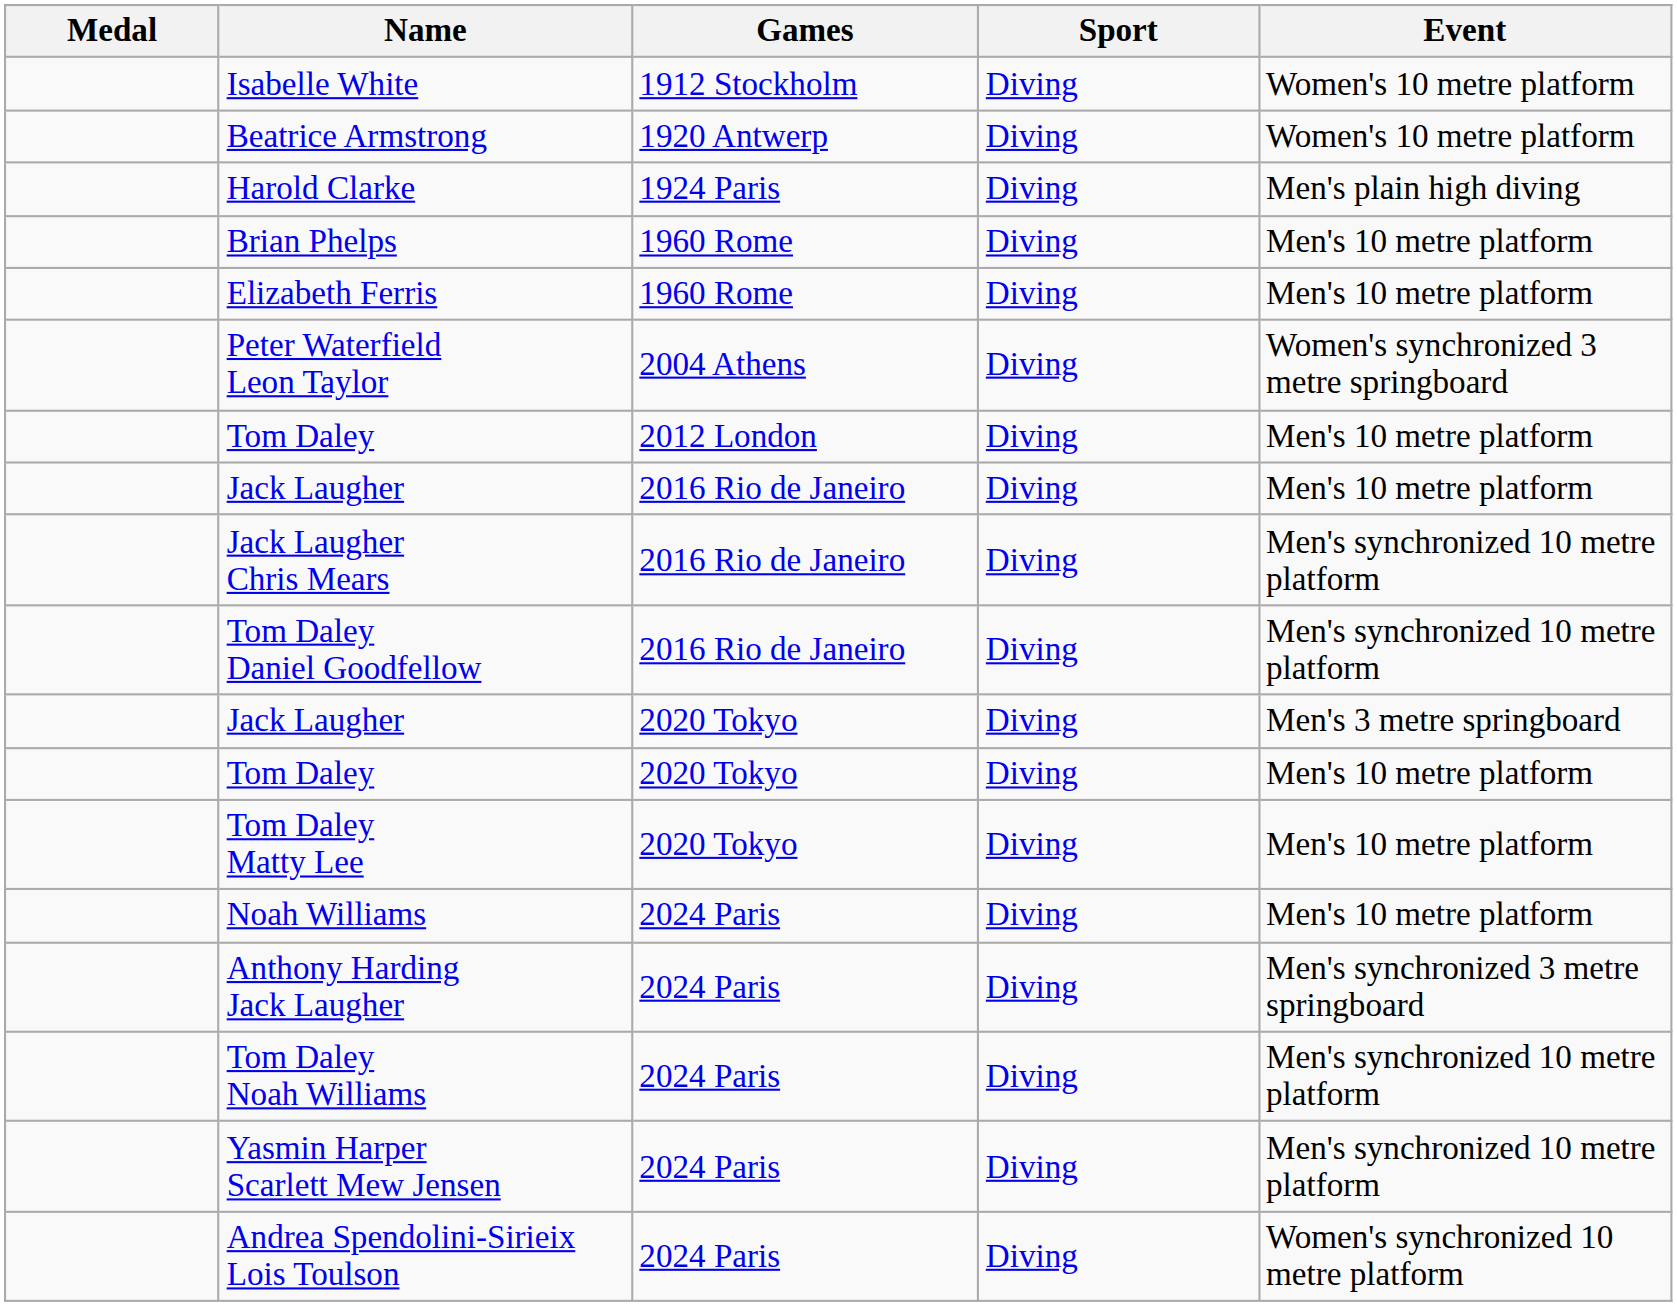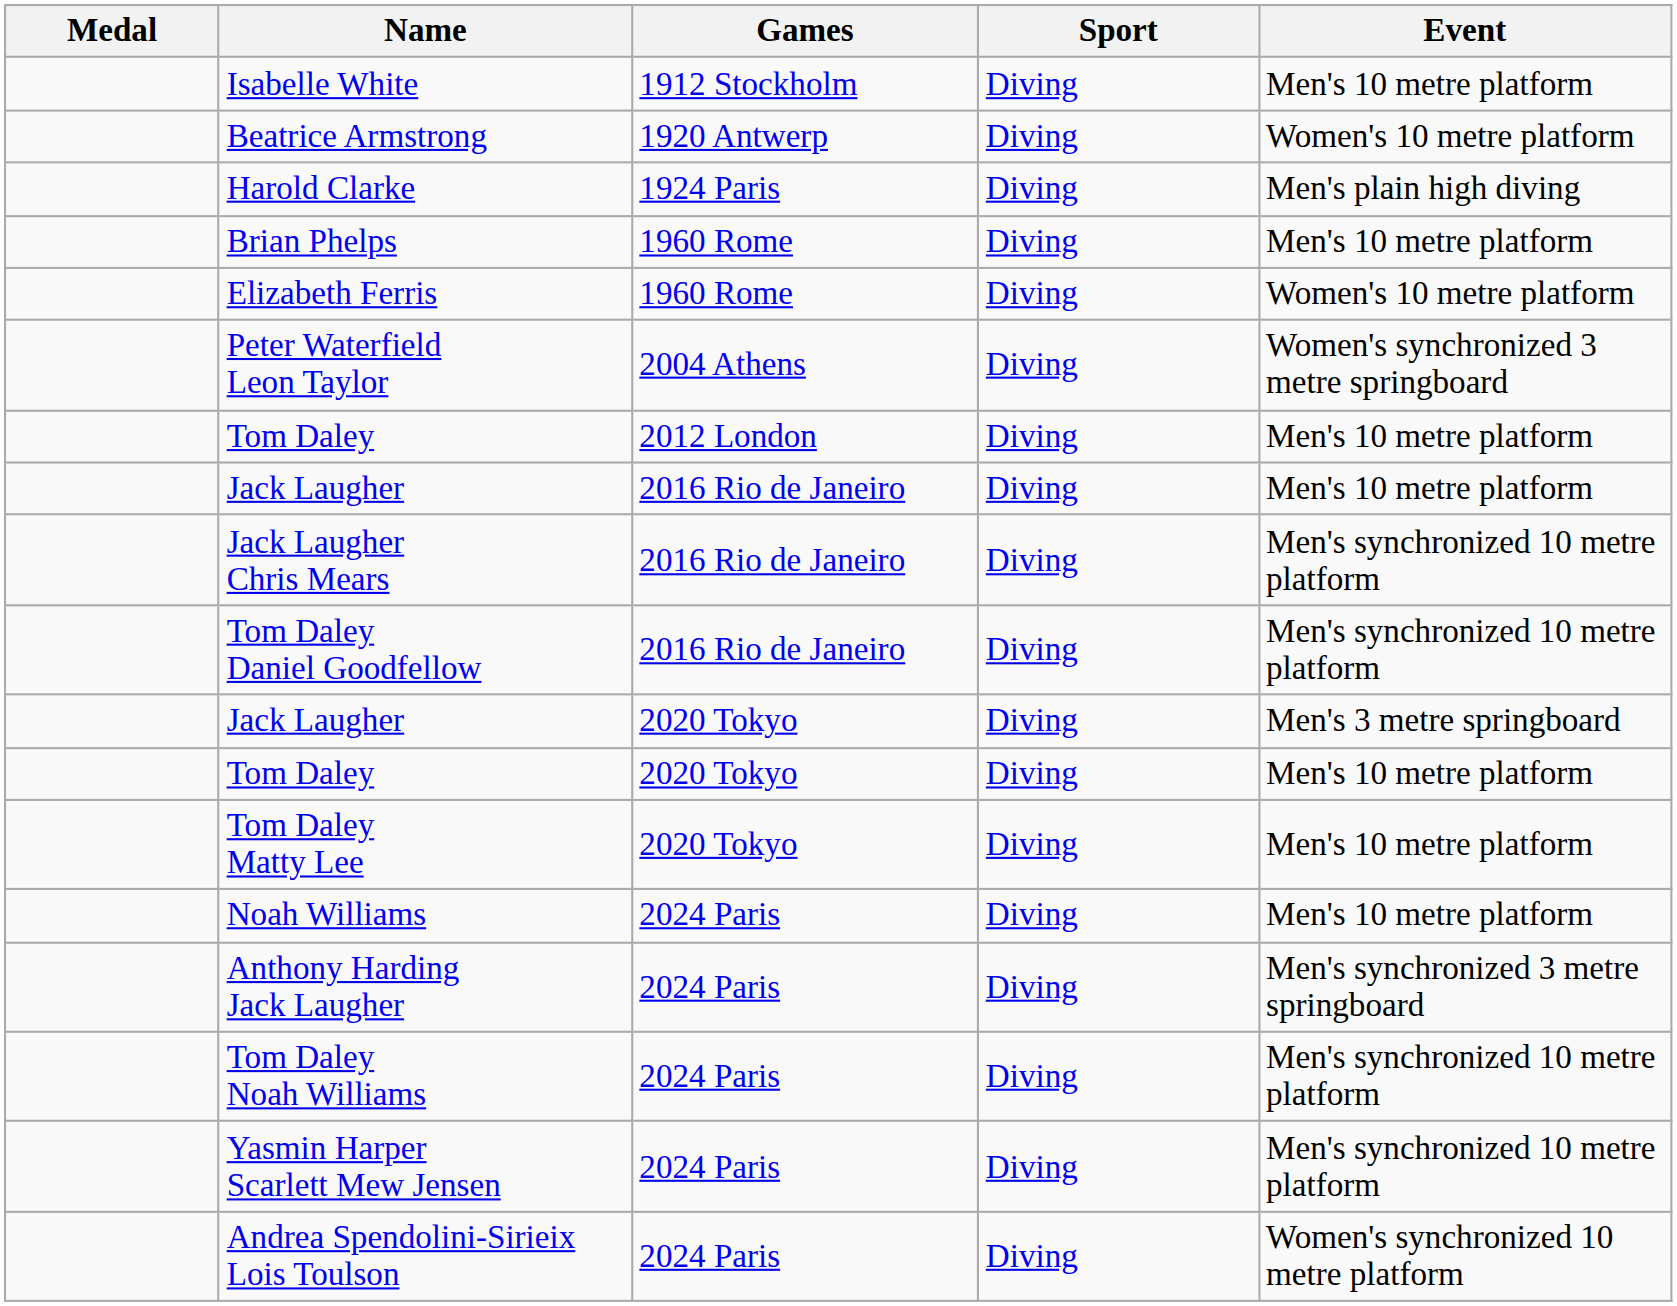(1450, 83) Women's 10 metre platform -> (1430, 83) Men's 10 metre platform
(1430, 293) Men's 10 metre platform -> (1450, 293) Women's 10 metre platform
